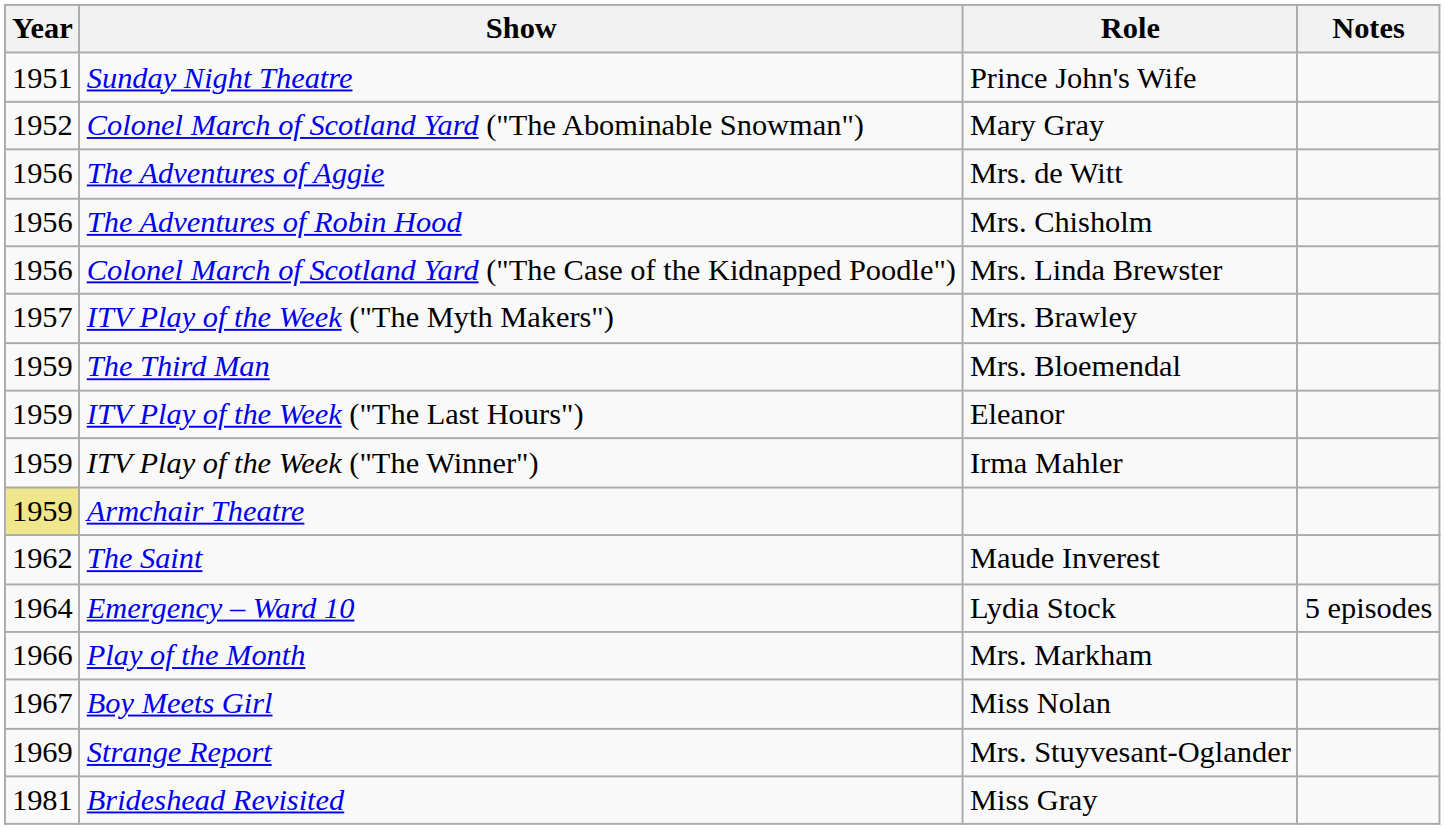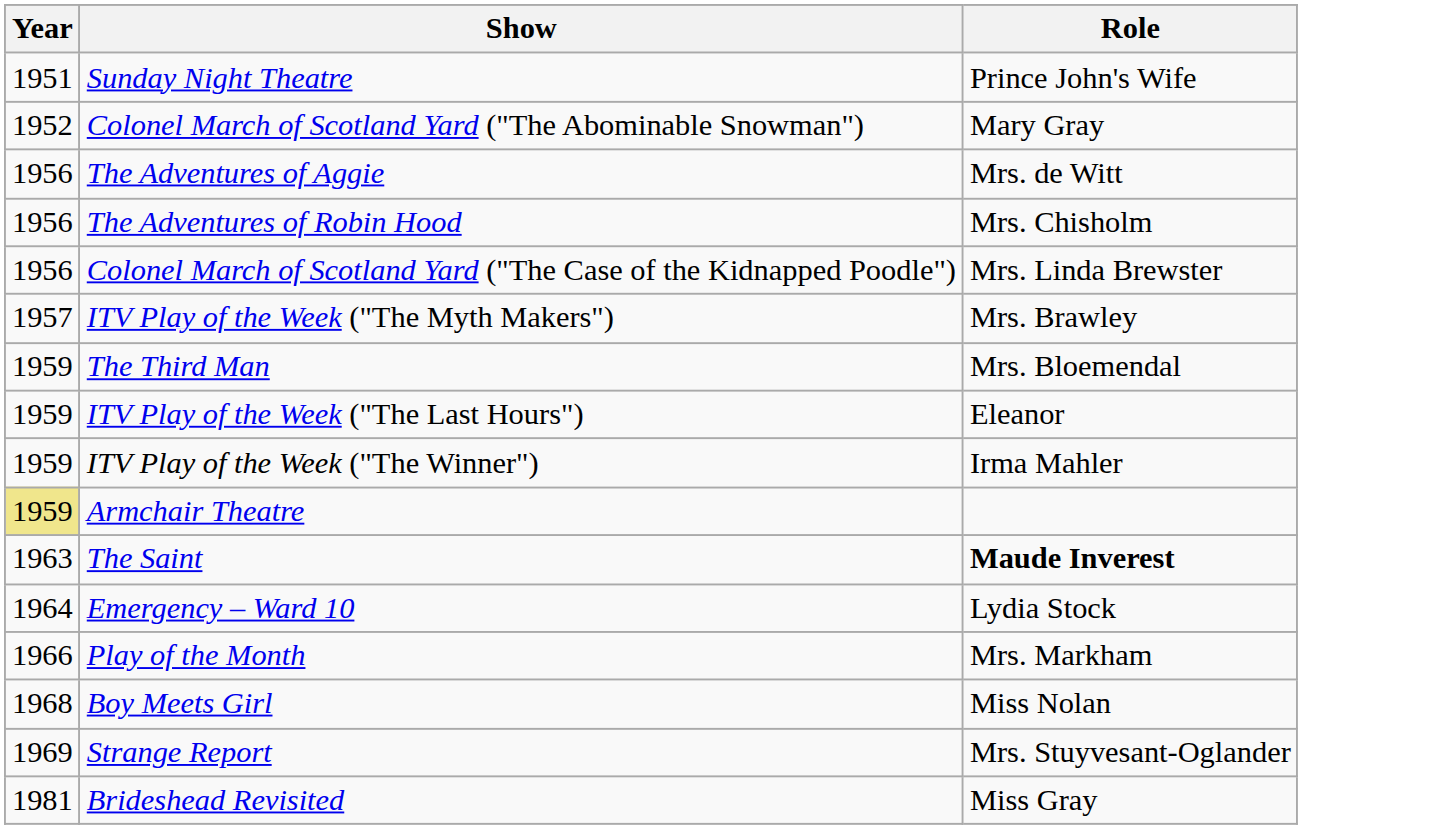- column: (1369, 28)
(42, 558) 1962 -> (42, 558) 1963
(1065, 558) normal -> (1072, 558) bold
(42, 703) 1967 -> (42, 703) 1968
